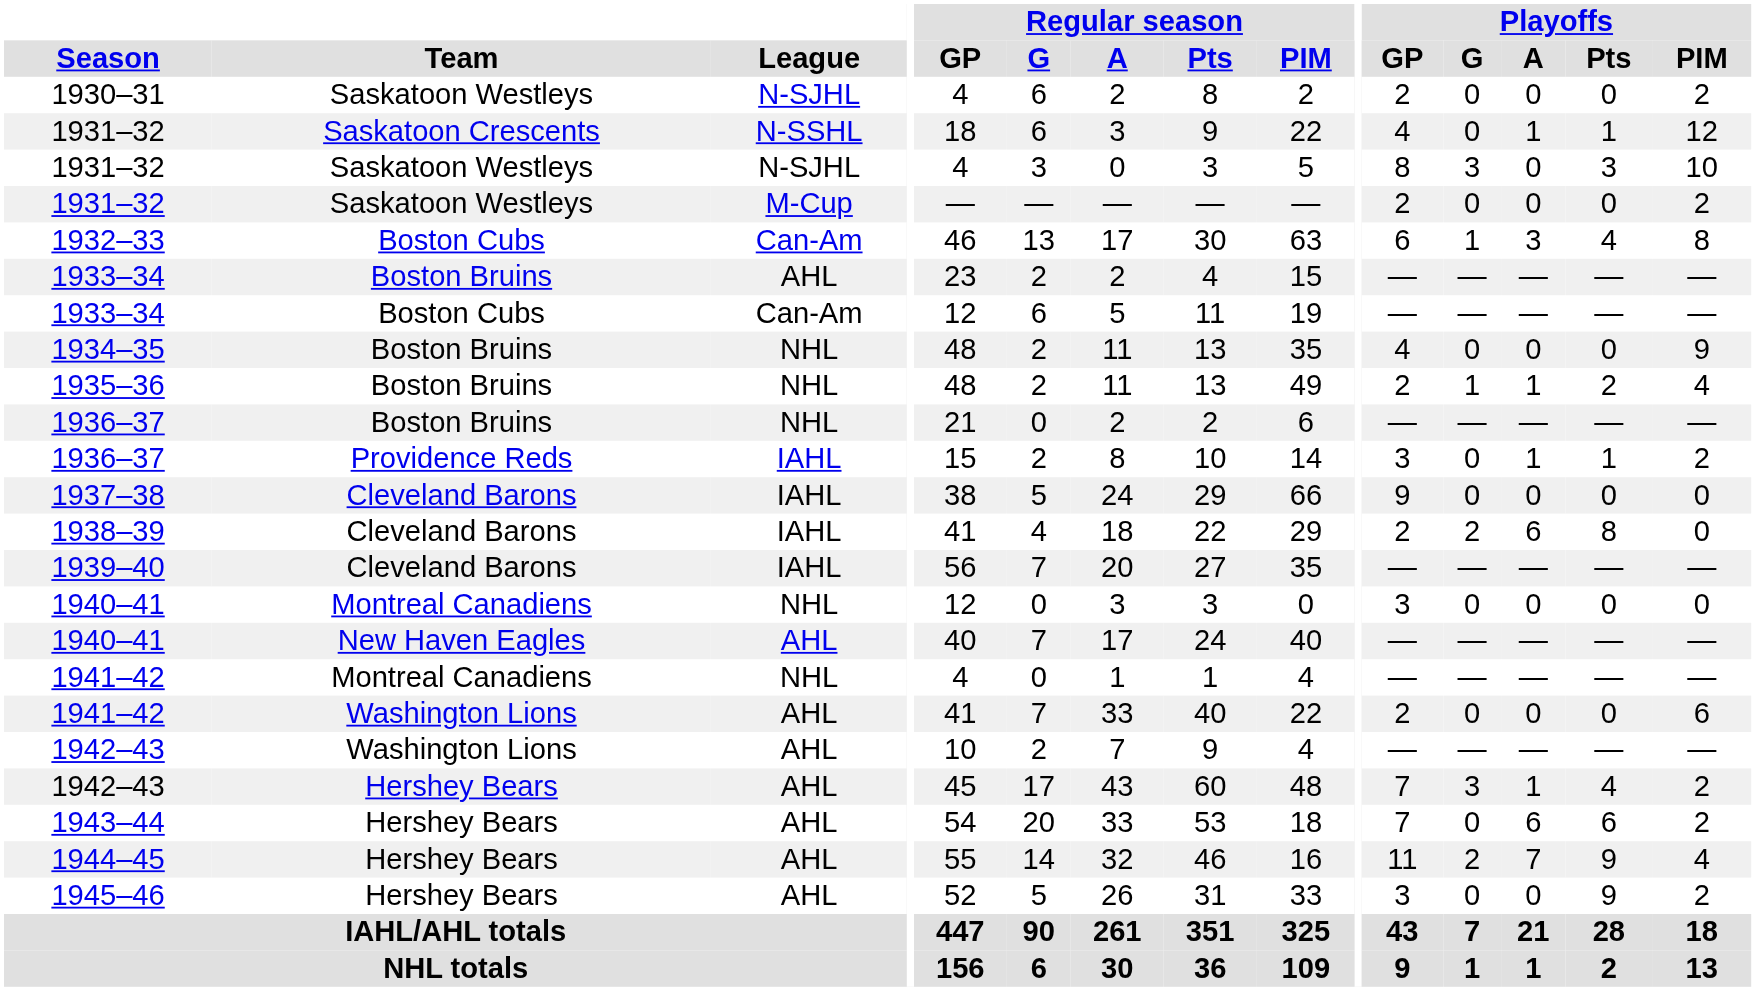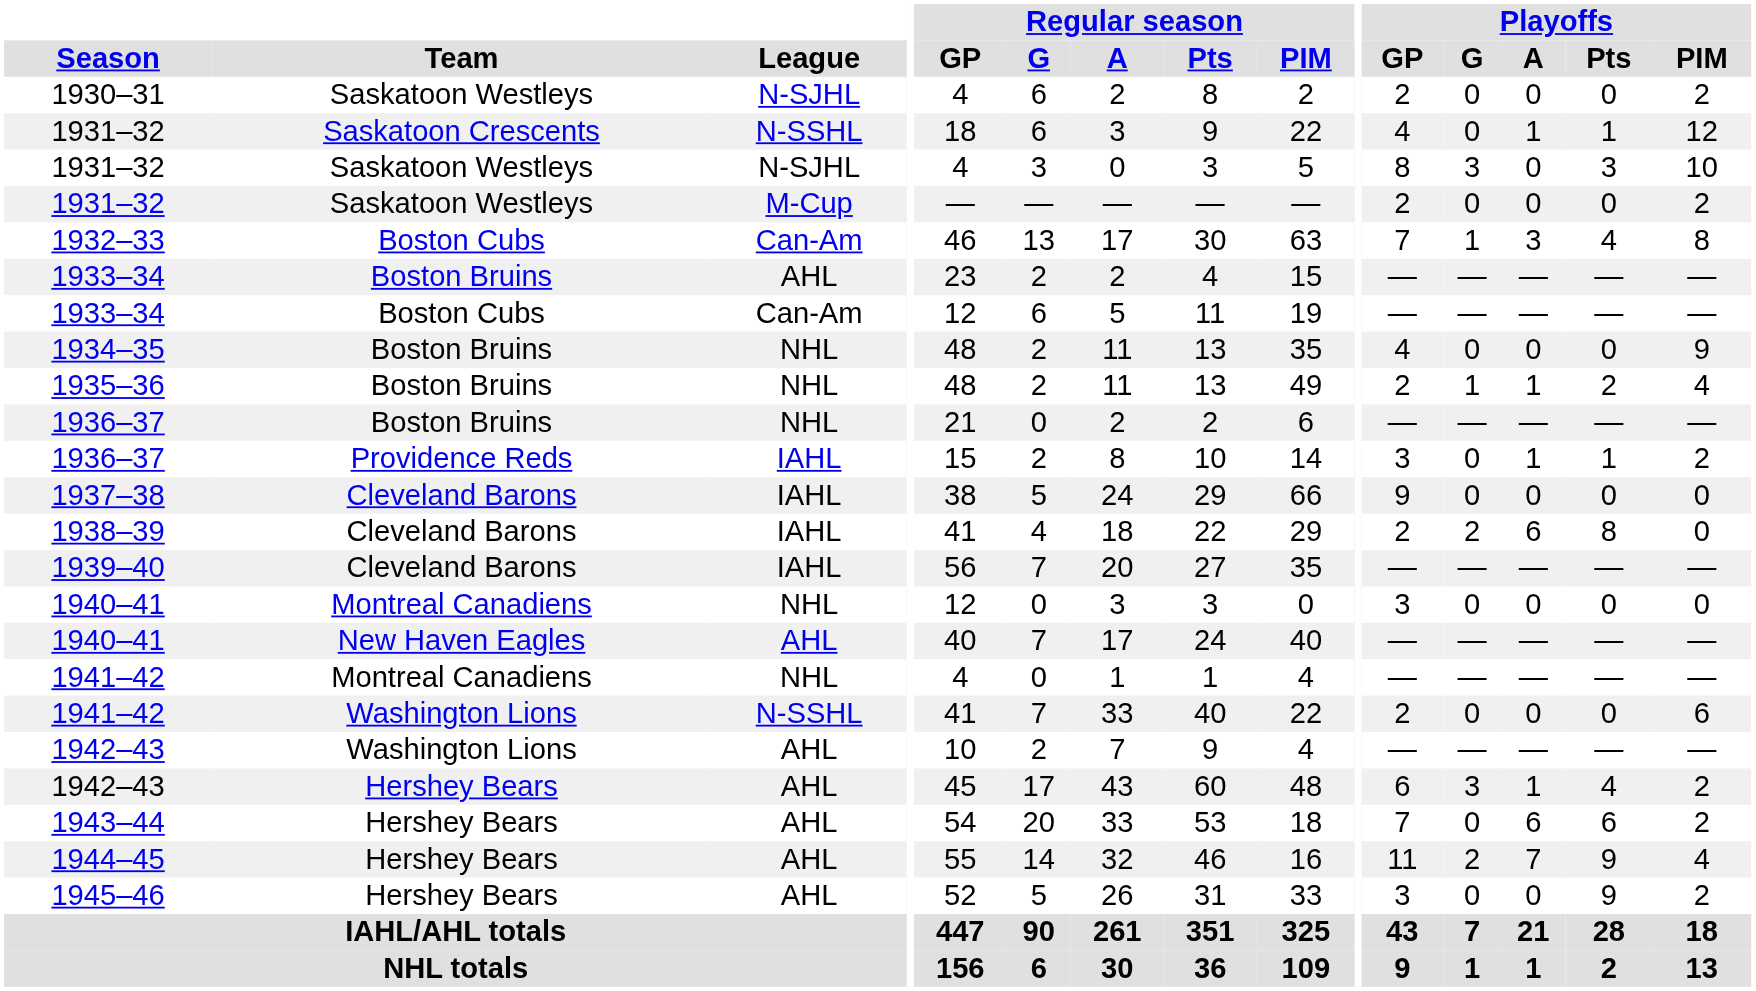(1402, 240) 6 -> (1402, 240) 7
(809, 713) AHL -> (809, 713) N-SSHL
(1402, 786) 7 -> (1402, 786) 6
